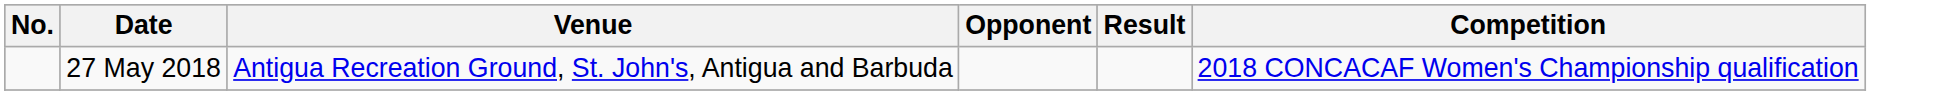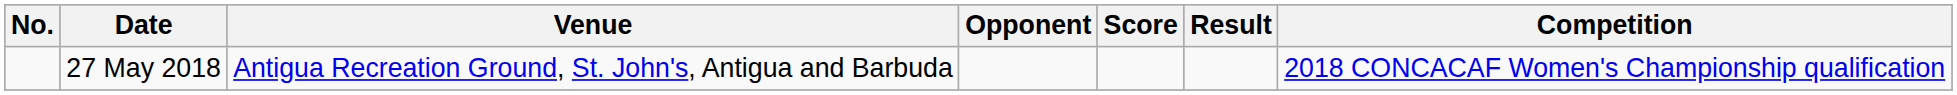+ column: (1141, 25)
